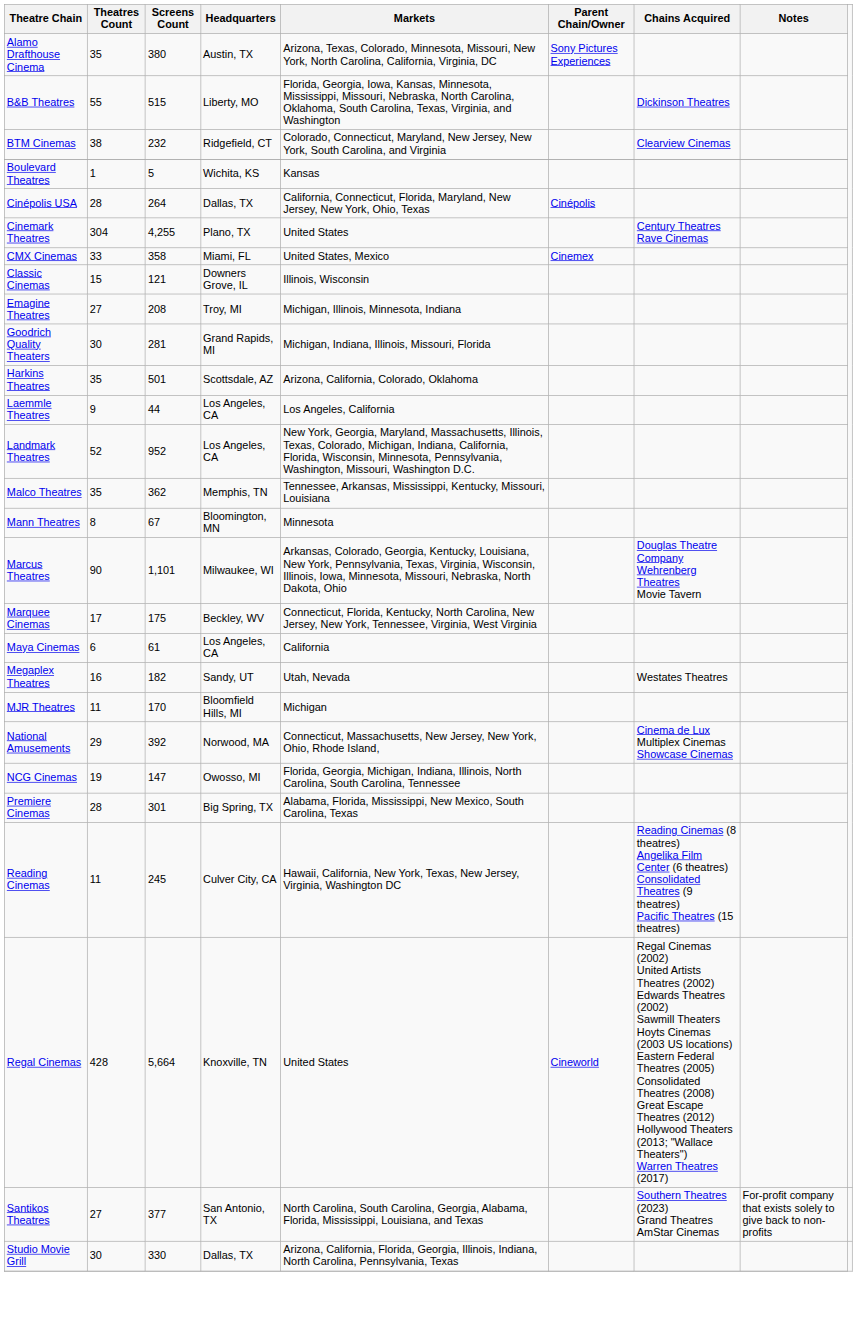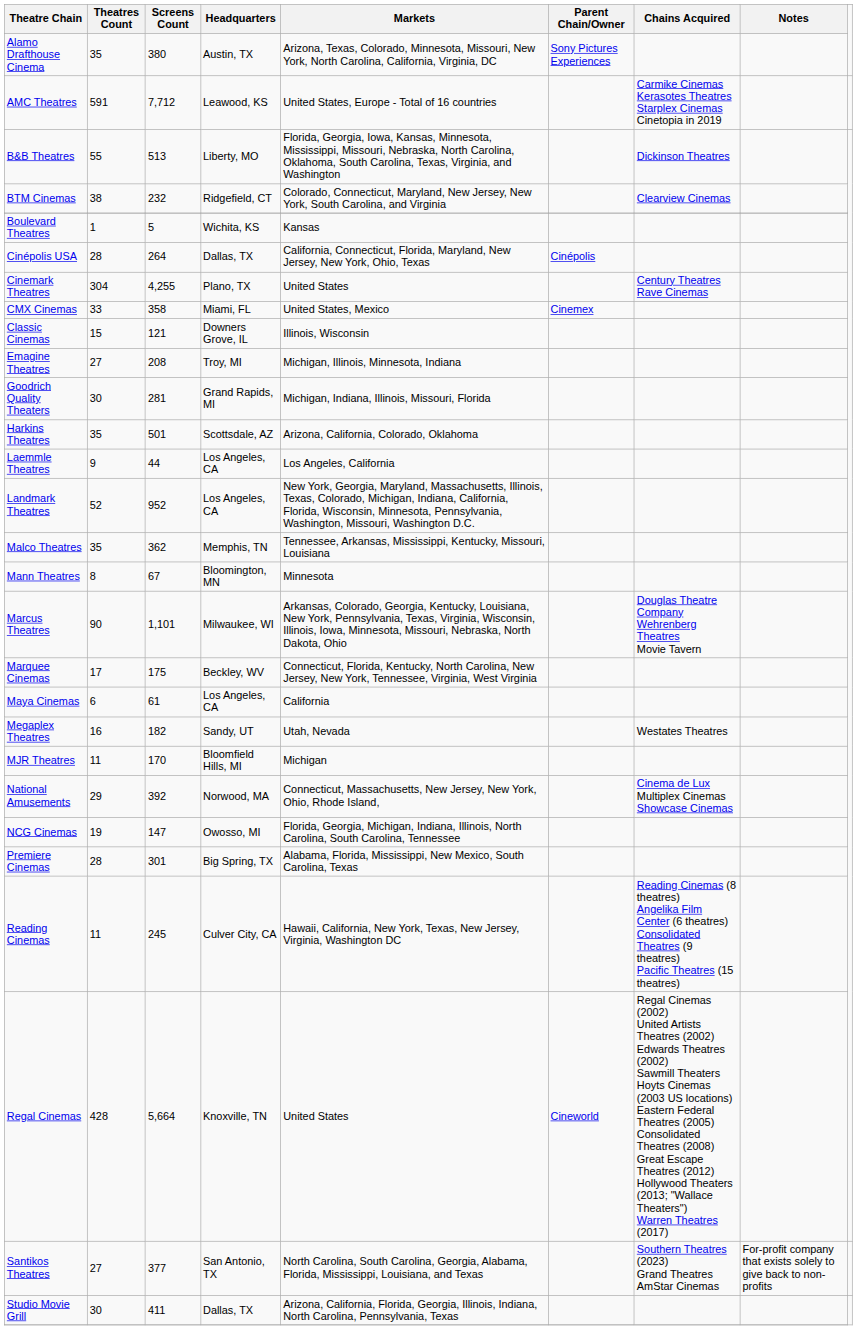+ row: (42, 102)
(157, 102) 515 -> (157, 156) 513
(157, 1256) 330 -> (157, 1310) 411
